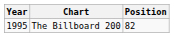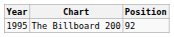(130, 26) 82 -> (130, 26) 92
